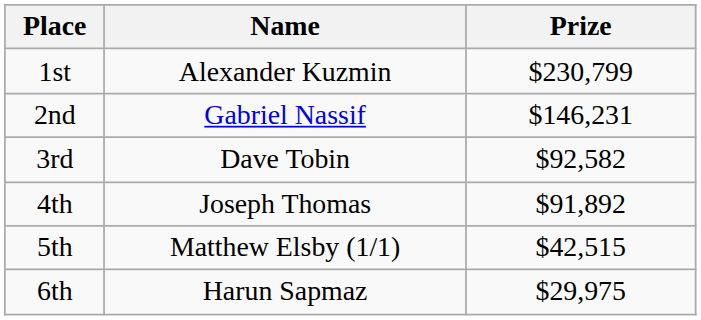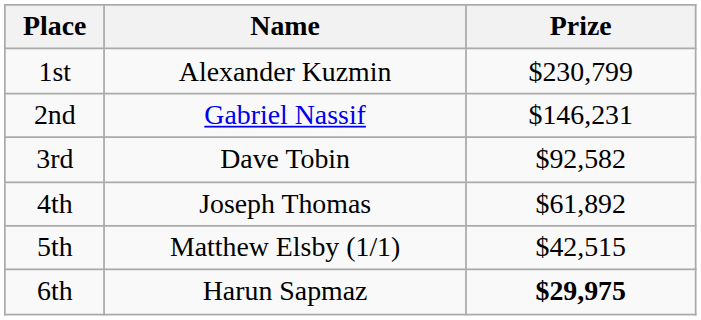(581, 203) $91,892 -> (581, 203) $61,892
(581, 291) normal -> (581, 291) bold
